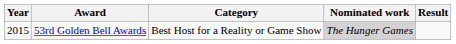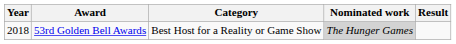(18, 30) 2015 -> (18, 30) 2018
